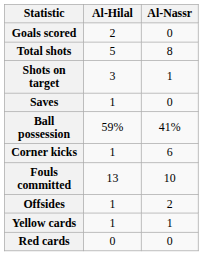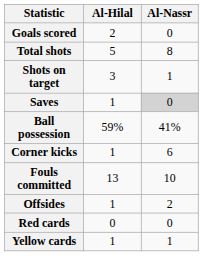(170, 102) no background -> (170, 102) lightgrey background
rows swapped: (44, 222) <-> (44, 241)
